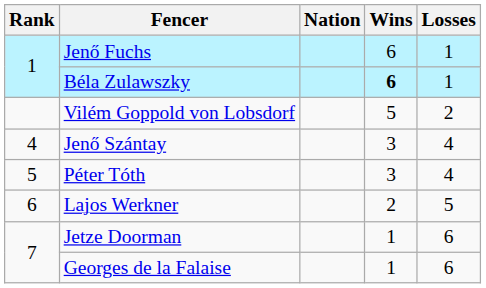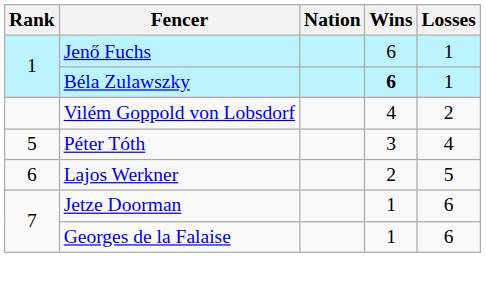(391, 112) 5 -> (391, 112) 4
- row: (115, 143)
